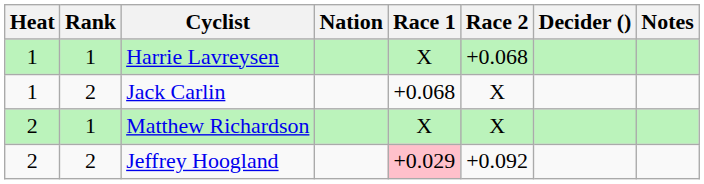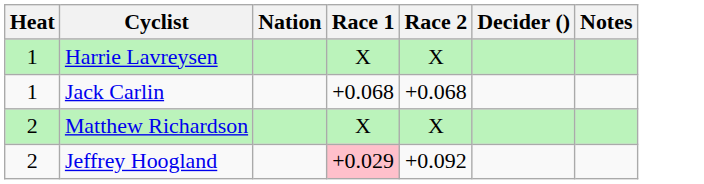- column: (90, 21)
(497, 56) +0.068 -> (436, 56) X
(497, 91) X -> (436, 91) +0.068
